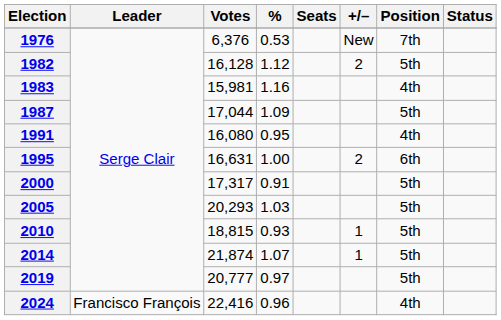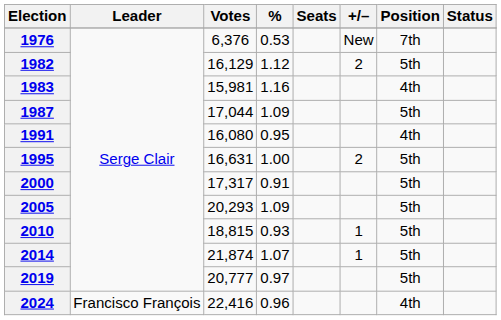(230, 64) 16,128 -> (230, 64) 16,129
(410, 159) 6th -> (410, 159) 5th
(275, 207) 1.03 -> (275, 207) 1.09
